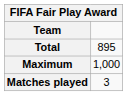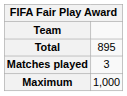rows swapped: (47, 82) <-> (47, 64)
